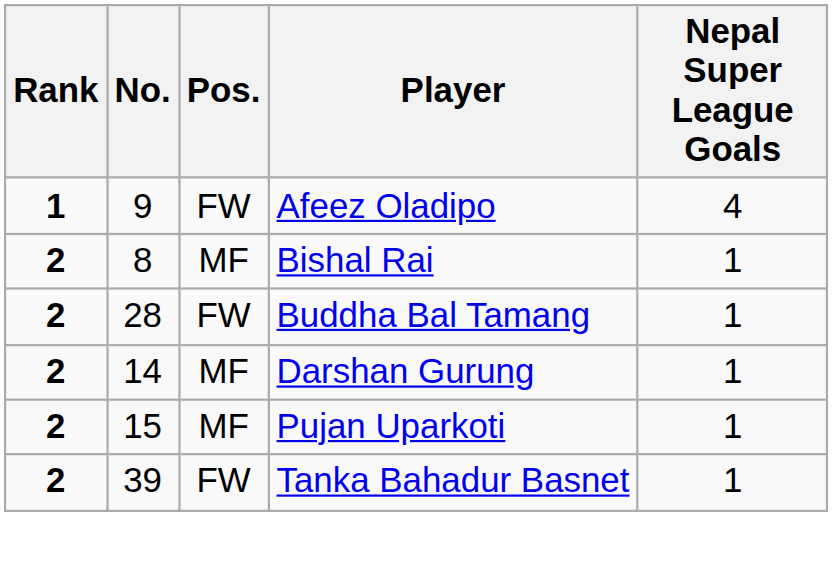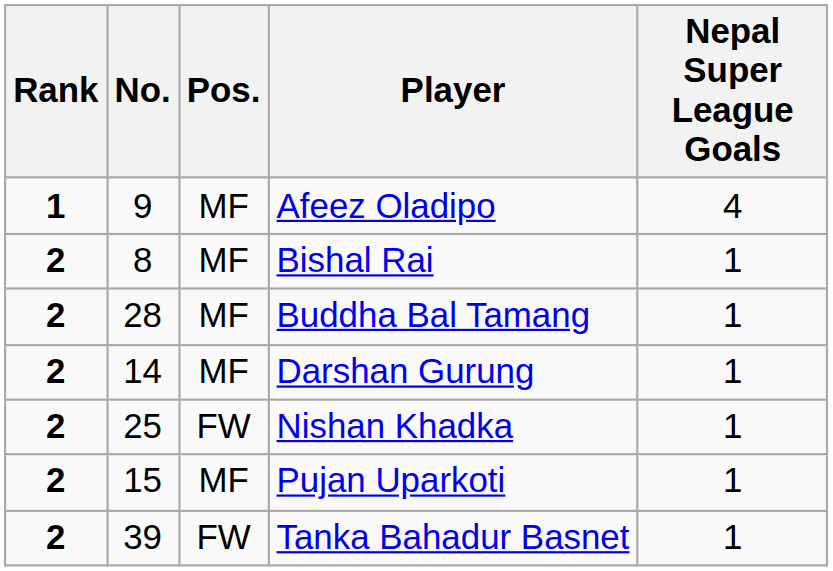(224, 205) FW -> (224, 205) MF
(224, 315) FW -> (224, 315) MF
+ row: (395, 426)
